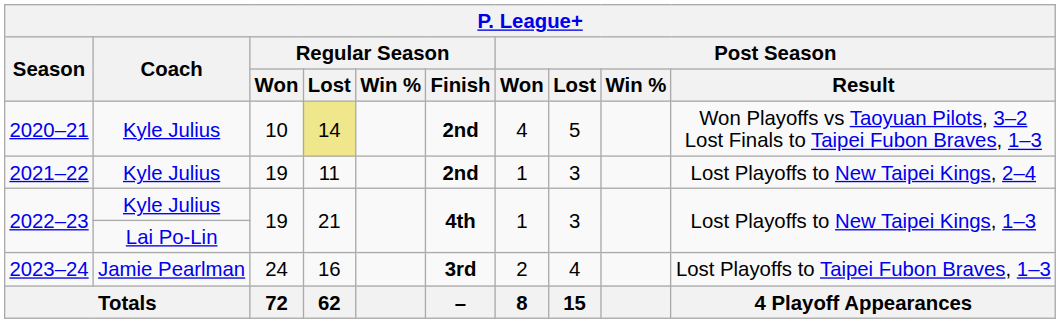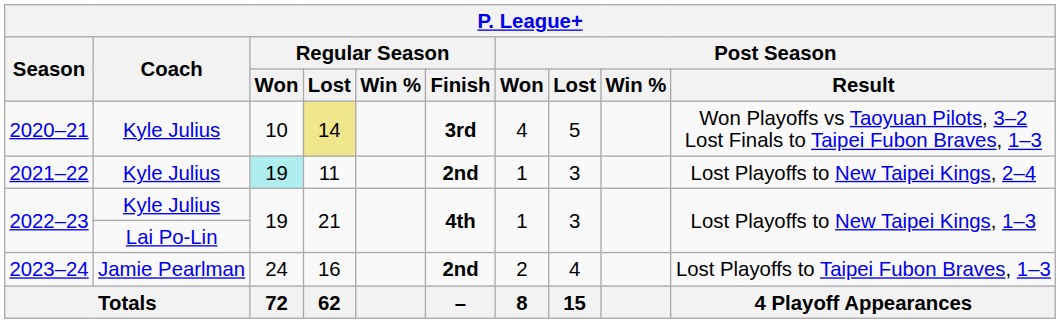(461, 129) 2nd -> (461, 129) 3rd
(276, 173) no background -> (276, 173) paleturquoise background
(461, 269) 3rd -> (461, 269) 2nd
